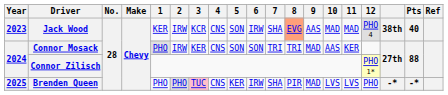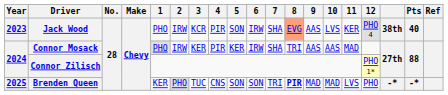(160, 29) KER -> (160, 29) PHO
(218, 29) CNS -> (218, 29) PIR
(332, 29) MAD -> (332, 29) LVS
(352, 29) MAD -> (352, 29) KER
(218, 47) CNS -> (218, 47) PIR
(237, 47) SON -> (237, 47) KER
(256, 47) SON -> (256, 47) IRW
(275, 47) TRI -> (275, 47) SHA
(313, 47) MAD -> (313, 47) AAS
(352, 47) KER -> (352, 47) MAD
(160, 84) PHO -> (160, 84) KER
(199, 84) pink background -> (199, 84) no background
(237, 84) KER -> (237, 84) SON
(256, 84) IRW -> (256, 84) SON
(275, 84) SHA -> (275, 84) TRI
(294, 84) normal -> (294, 84) bold
(332, 84) LVS -> (332, 84) MAD
